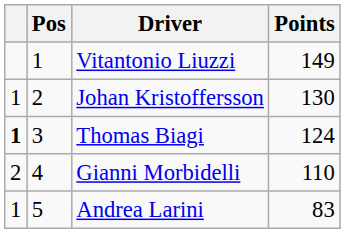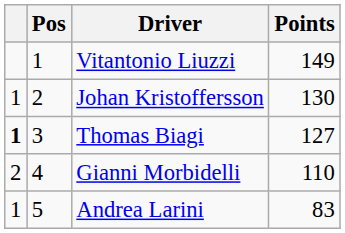(318, 135) 124 -> (318, 135) 127
